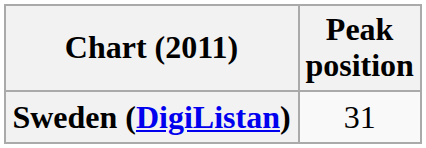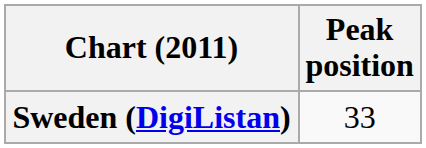(360, 116) 31 -> (360, 116) 33
